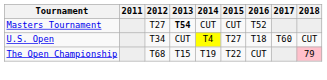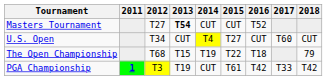(259, 40) T18 -> (259, 40) CUT
(259, 54) CUT -> (259, 54) T18
(309, 54) pink background -> (309, 54) no background
+ row: (49, 68)
